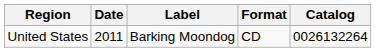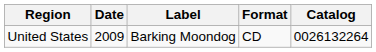(109, 36) 2011 -> (109, 36) 2009
